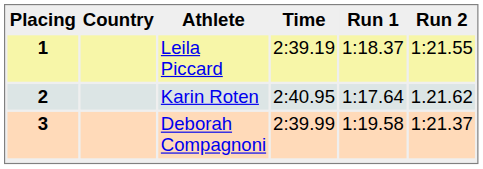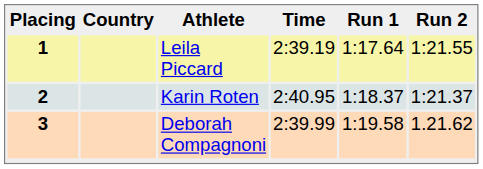(373, 47) 1:18.37 -> (373, 47) 1:17.64
(373, 96) 1:17.64 -> (373, 96) 1:18.37
(442, 96) 1.21.62 -> (442, 96) 1:21.37
(442, 124) 1:21.37 -> (442, 124) 1.21.62
